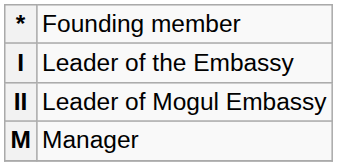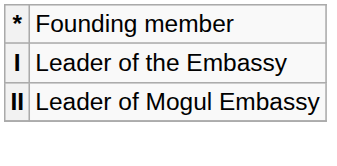- row: (21, 140)
